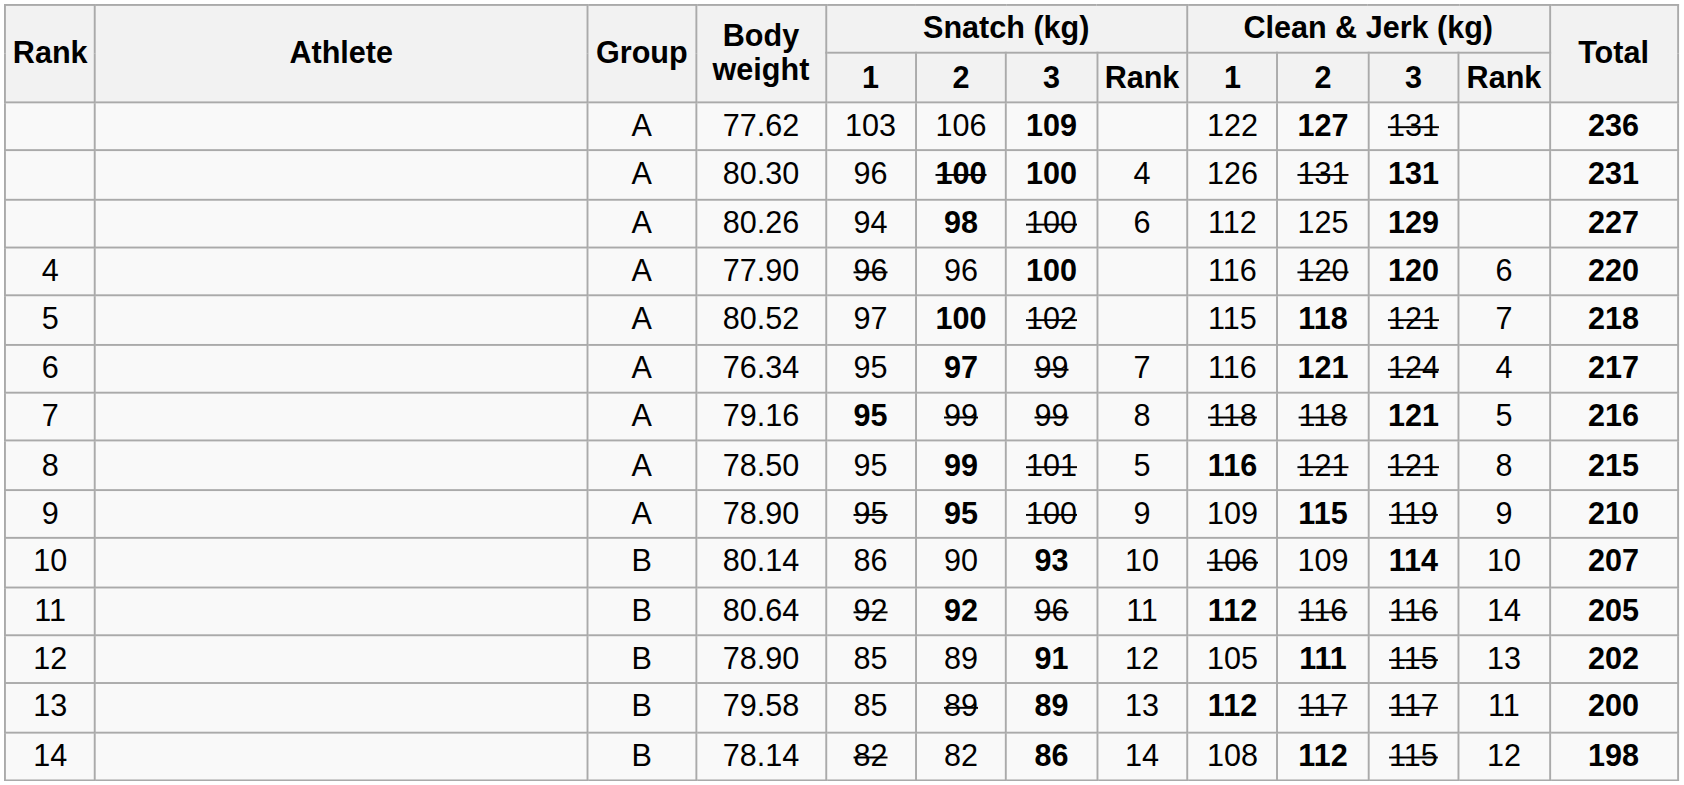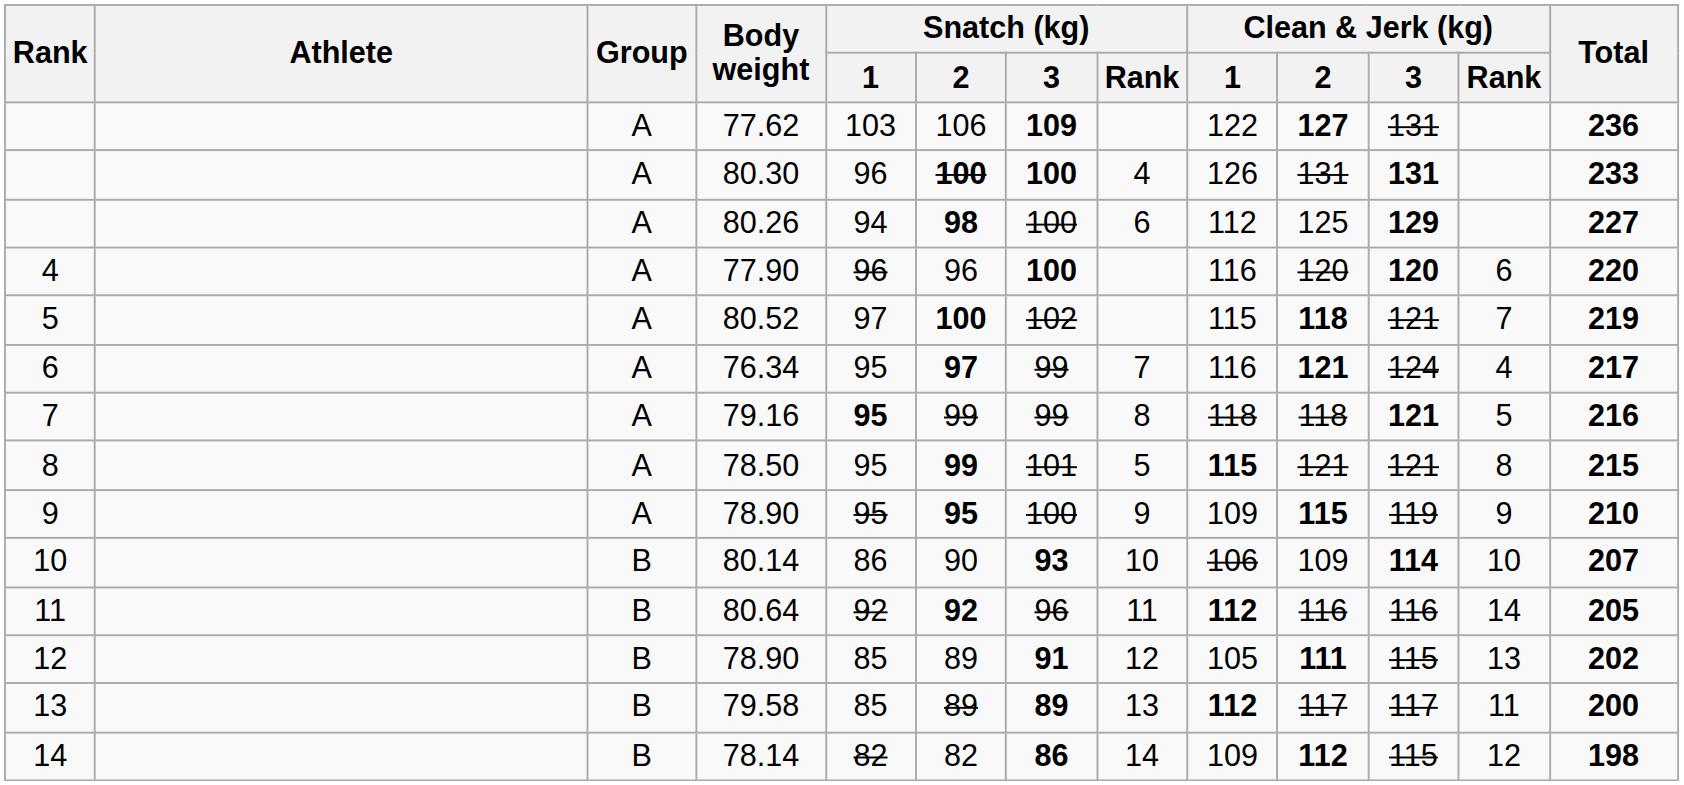(1614, 174) 231 -> (1614, 174) 233
(1614, 319) 218 -> (1614, 319) 219
(1232, 464) 116 -> (1232, 464) 115
(1232, 755) 108 -> (1232, 755) 109
